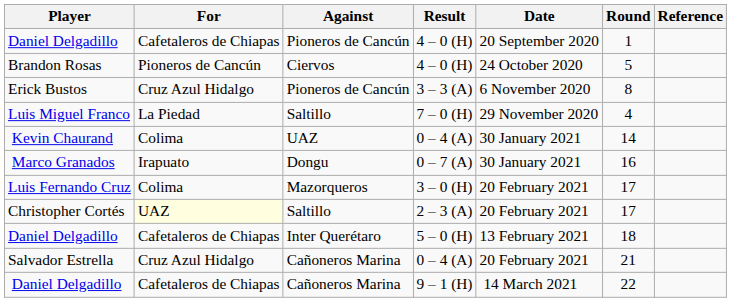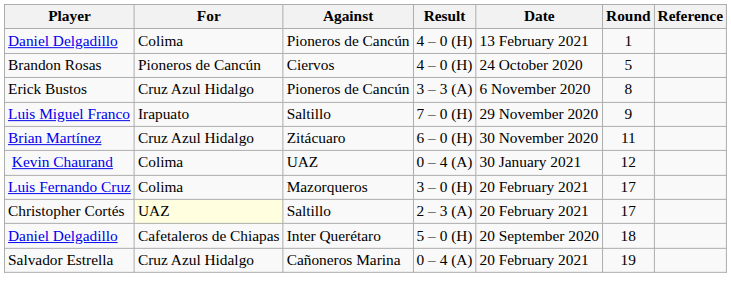(209, 41) Cafetaleros de Chiapas -> (161, 41) Colima
(539, 41) 20 September 2020 -> (534, 41) 13 February 2021
(169, 114) La Piedad -> (164, 114) Irapuato
(628, 114) 4 -> (628, 114) 9
+ row: (55, 138)
(628, 138) 14 -> (628, 162) 12
- row: (61, 162)
(534, 235) 13 February 2021 -> (539, 235) 20 September 2020
(628, 260) 21 -> (628, 260) 19
- row: (65, 284)
